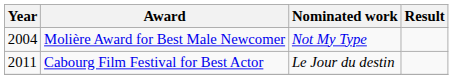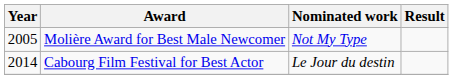(23, 39) 2004 -> (23, 39) 2005
(22, 62) 2011 -> (23, 62) 2014
